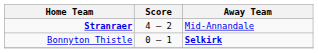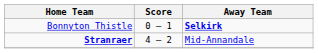rows swapped: (90, 40) <-> (108, 26)
